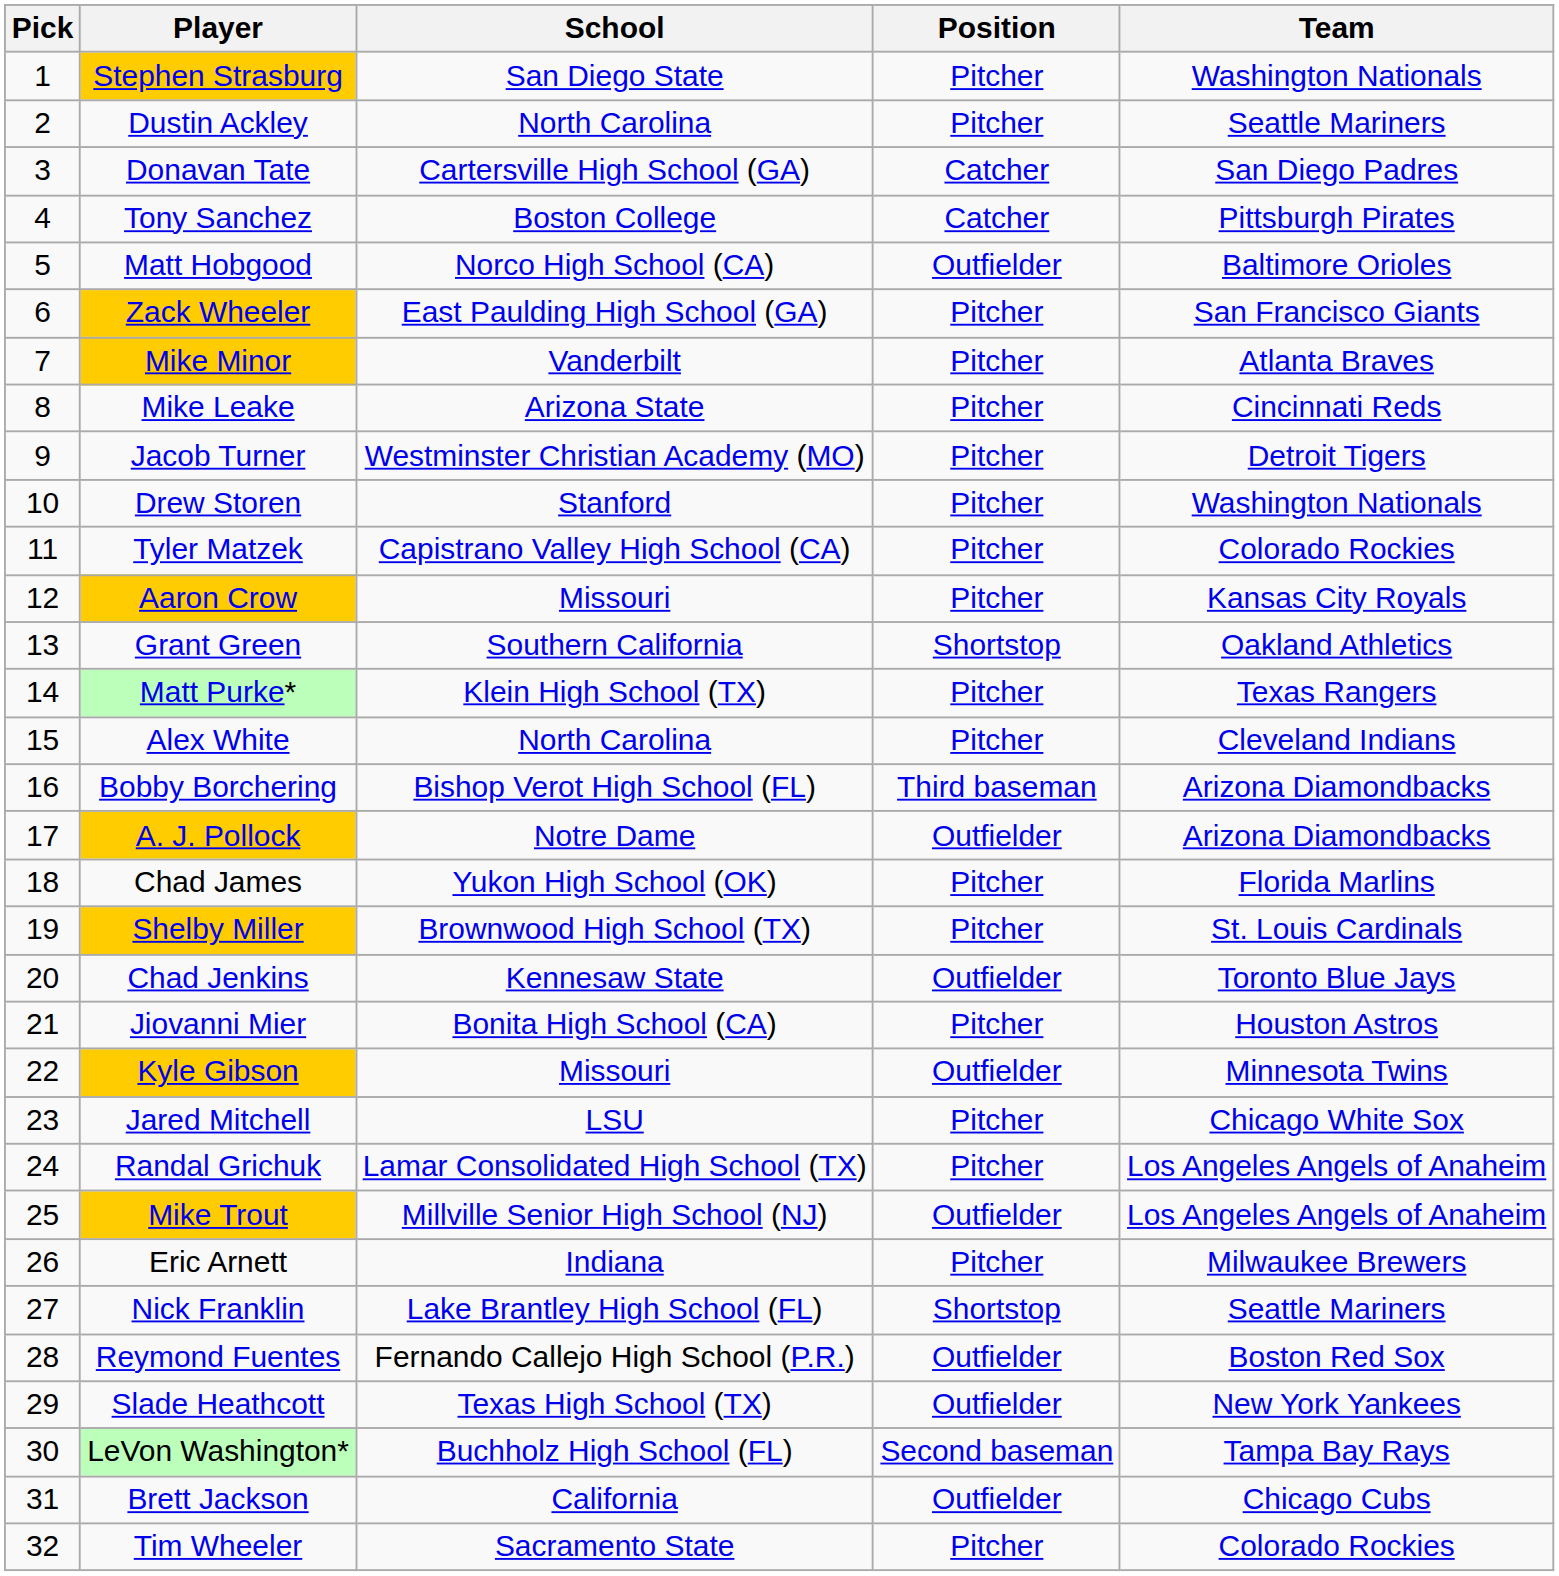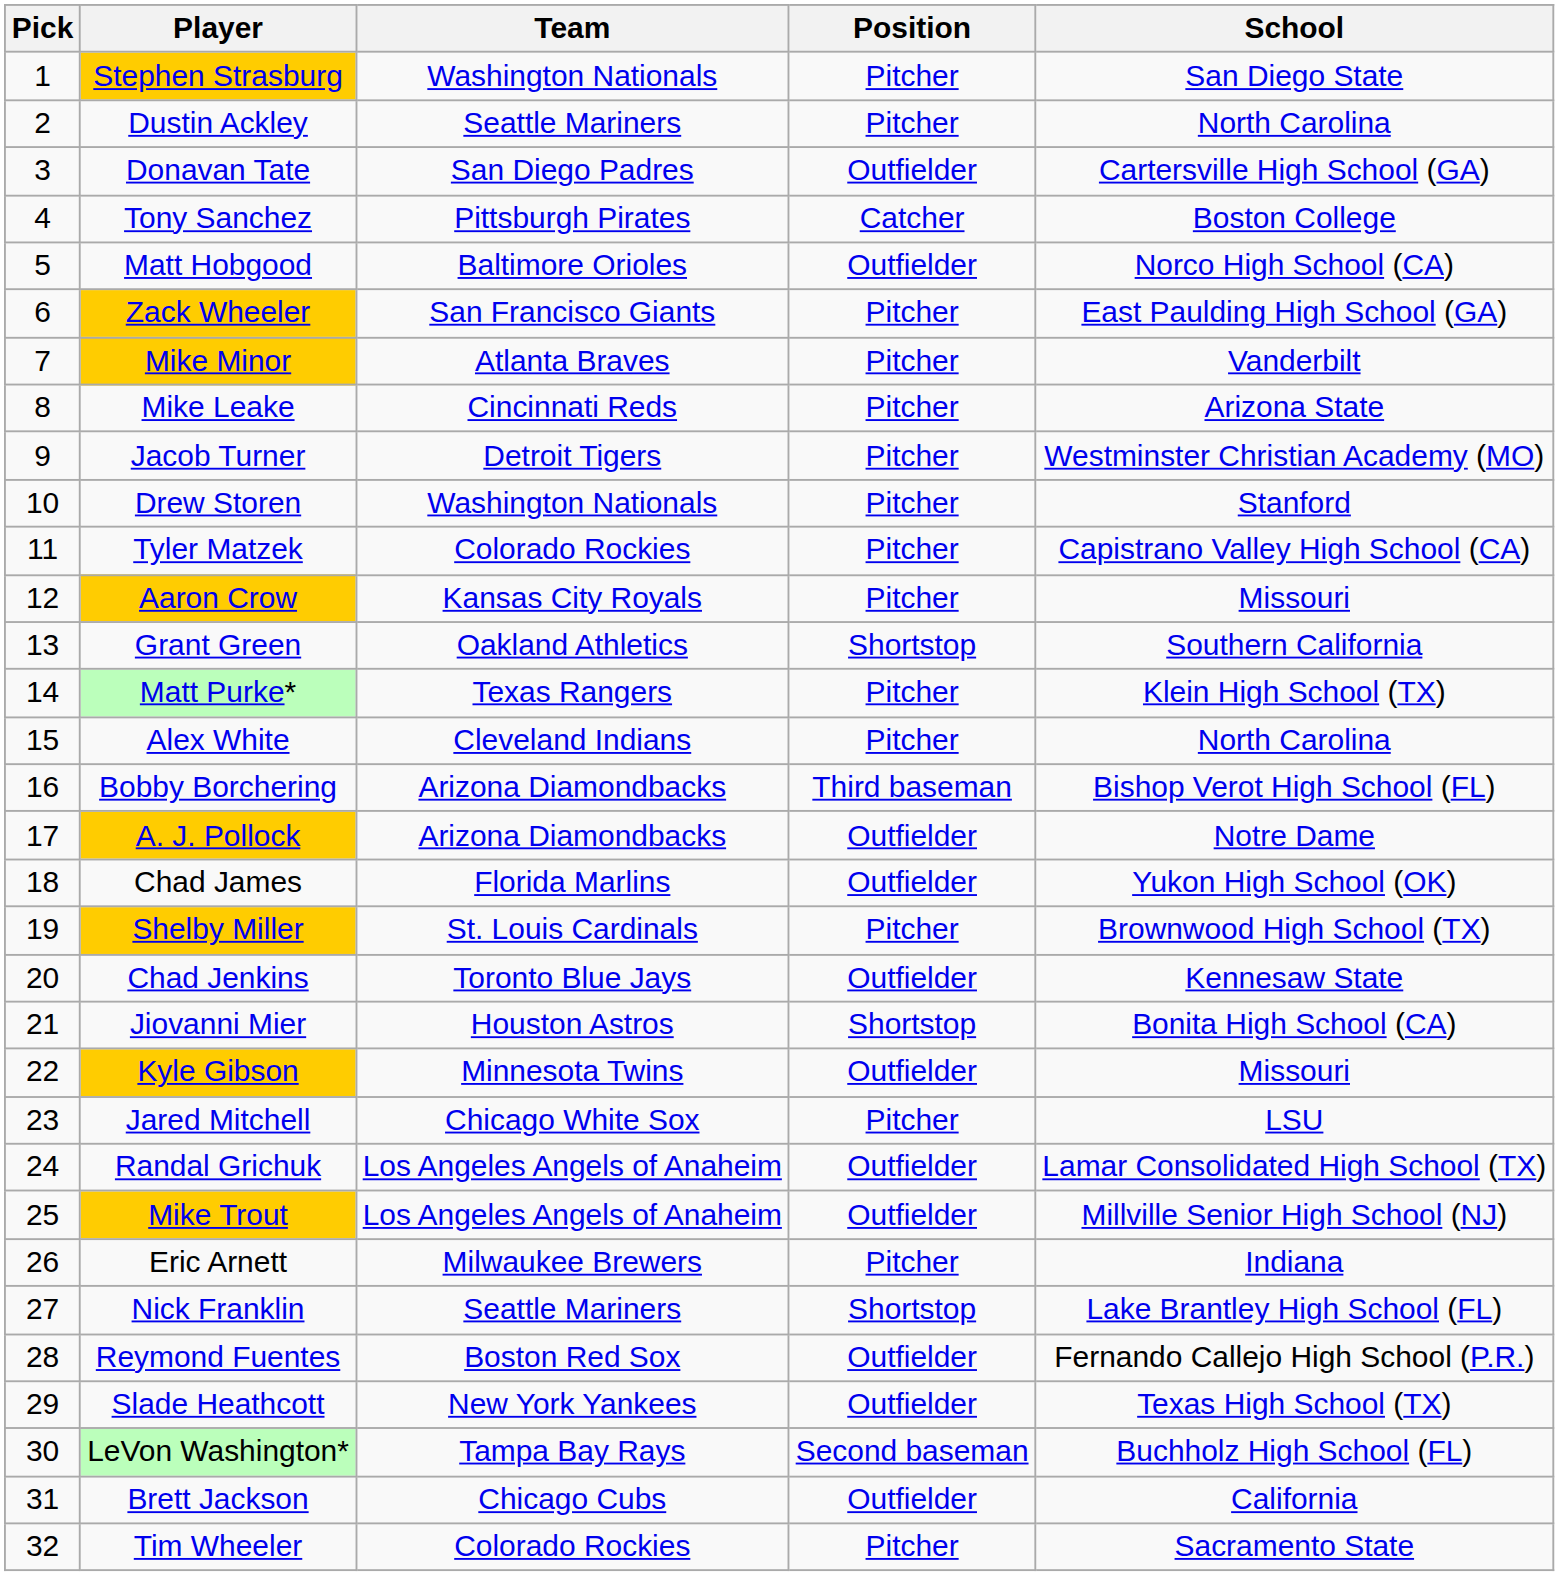columns swapped: (1337, 28) <-> (615, 28)
(997, 170) Catcher -> (912, 170) Outfielder
(997, 882) Pitcher -> (912, 882) Outfielder
(997, 1024) Pitcher -> (912, 1024) Shortstop
(997, 1167) Pitcher -> (912, 1167) Outfielder
